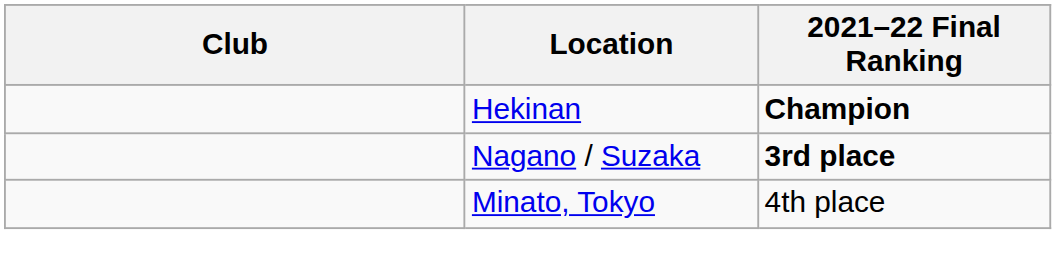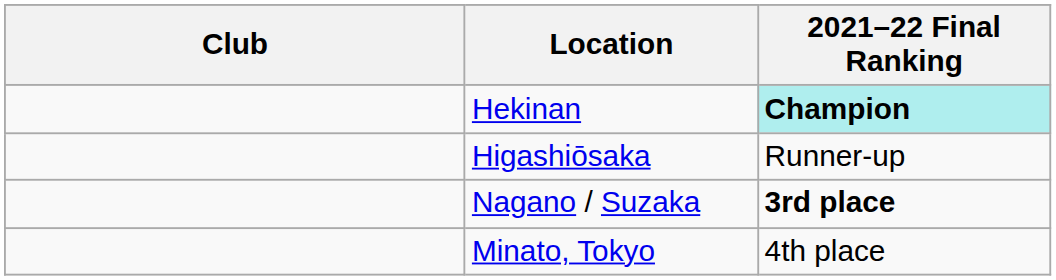(837, 108) no background -> (837, 108) paleturquoise background
+ row: (561, 155)
